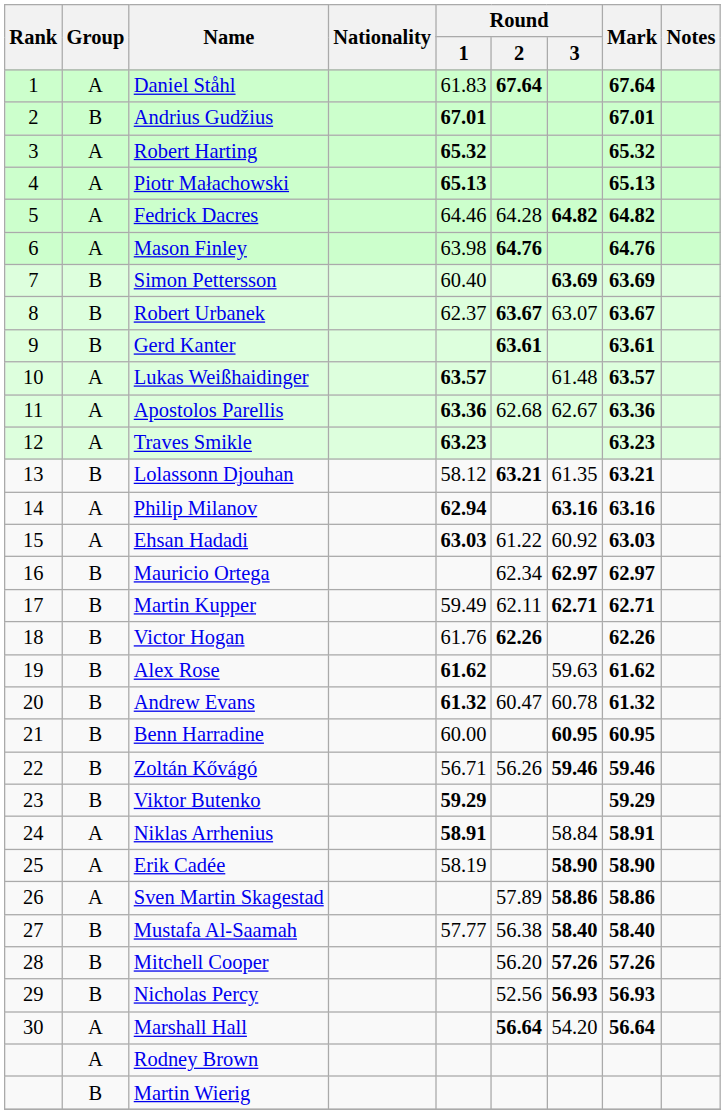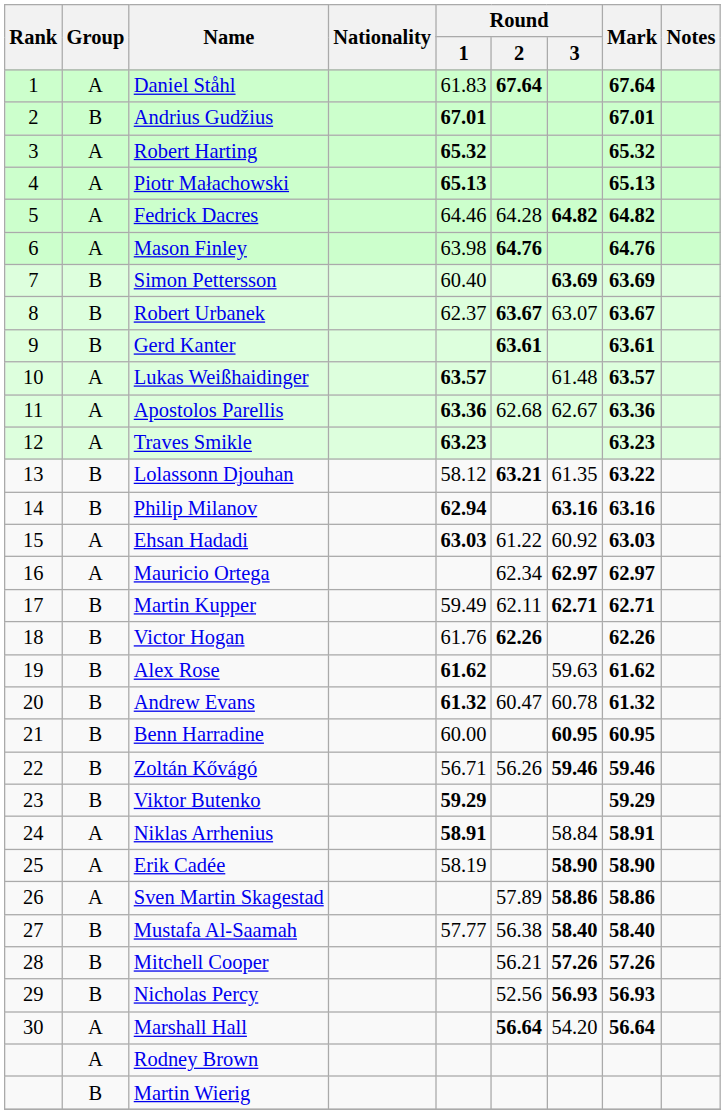(632, 475) 63.21 -> (632, 475) 63.22
(95, 507) A -> (95, 507) B
(95, 572) B -> (95, 572) A
(519, 962) 56.20 -> (519, 962) 56.21
